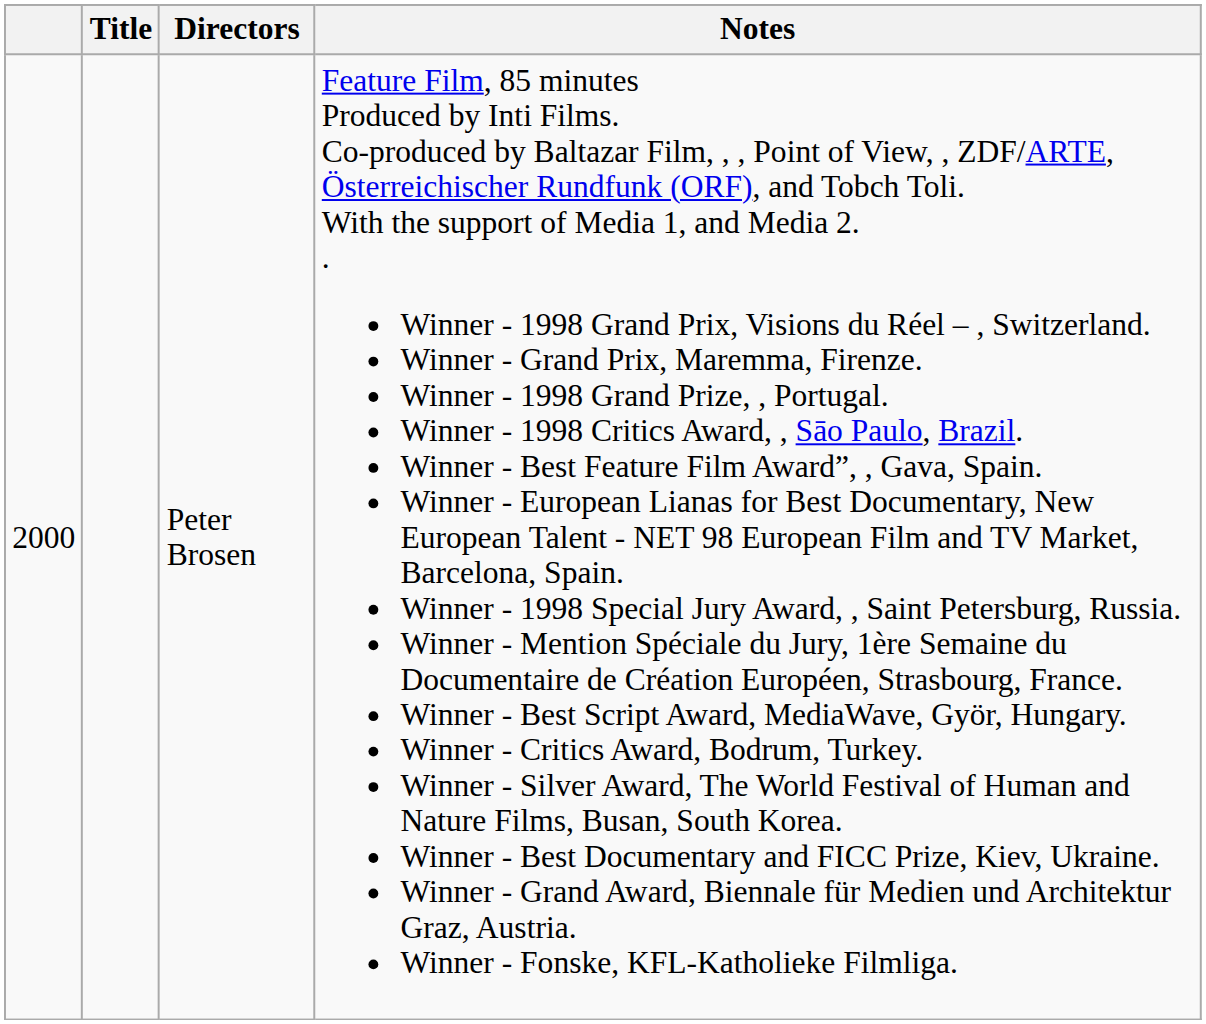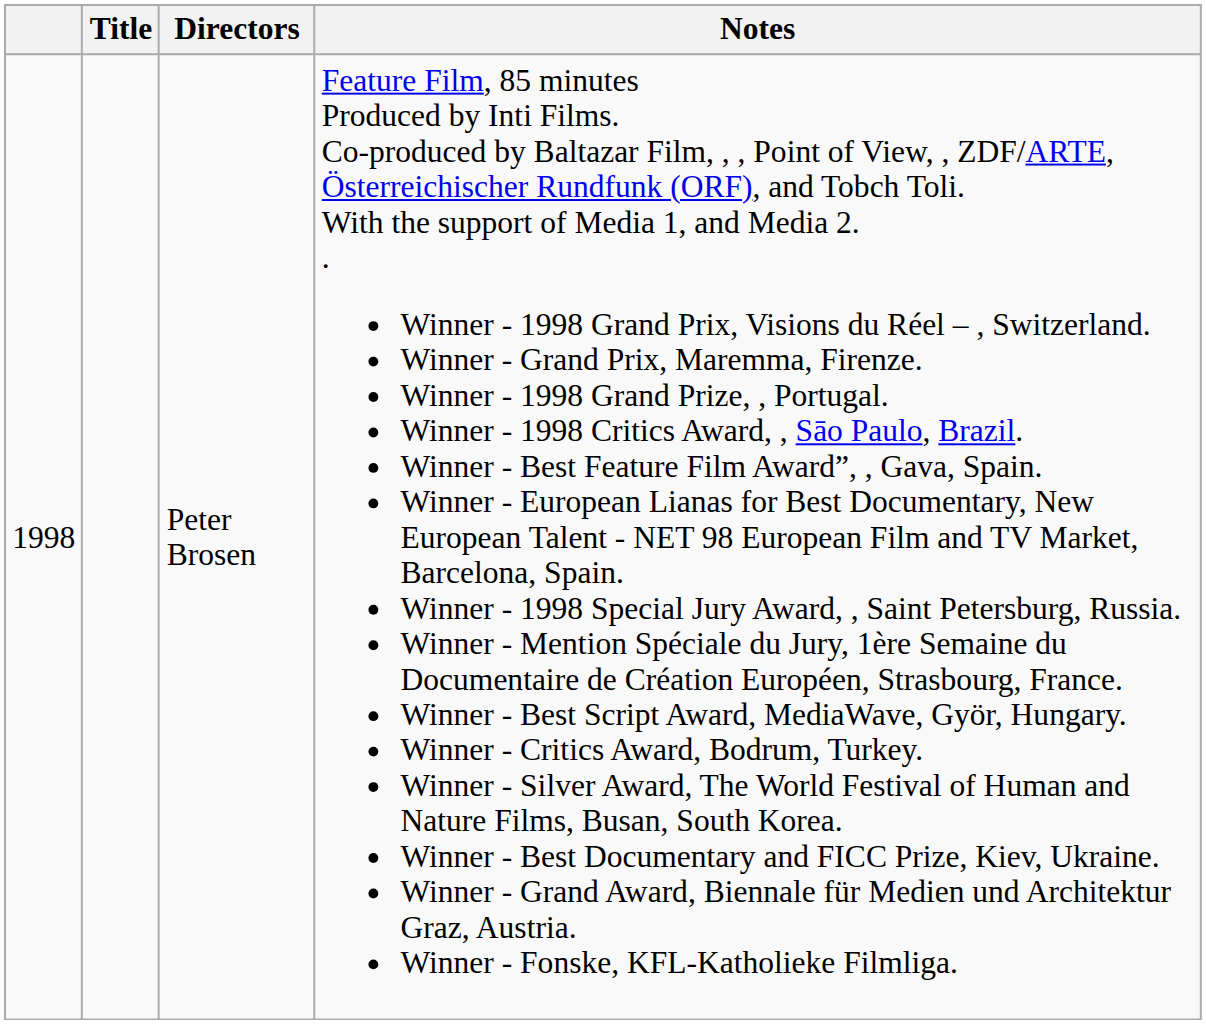(44, 536) 2000 -> (44, 536) 1998
